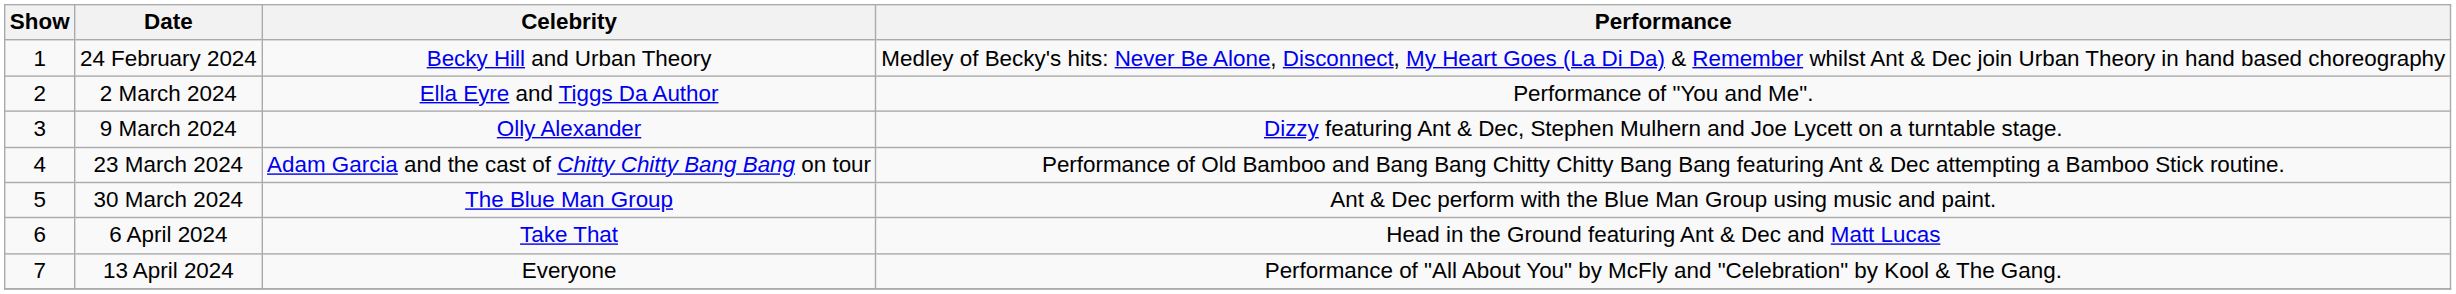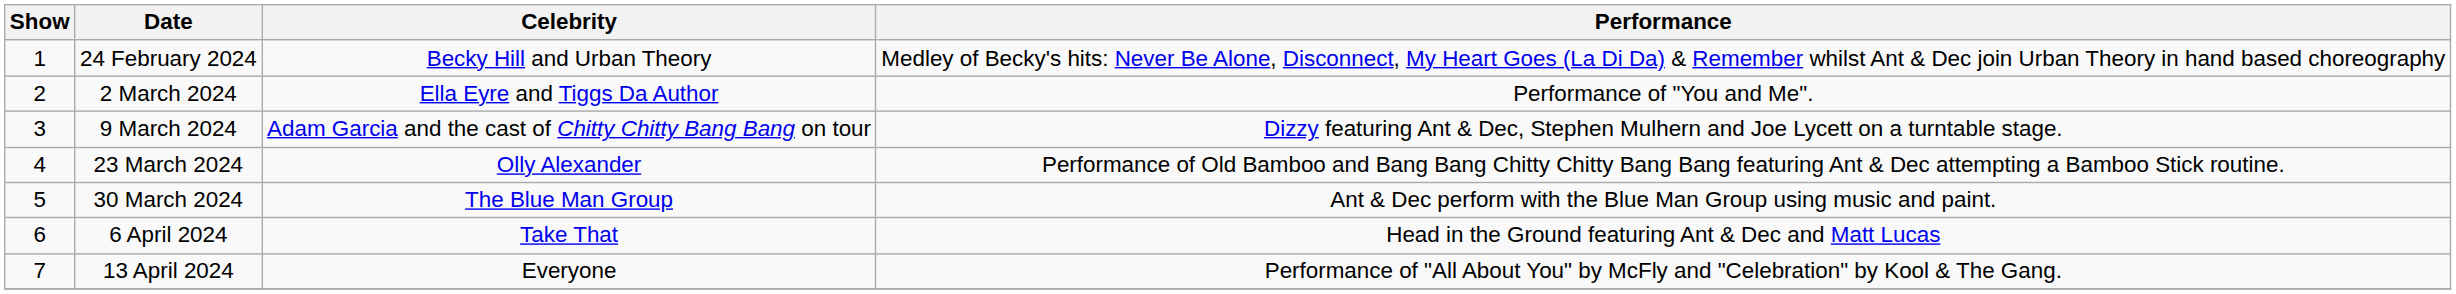(569, 128) Olly Alexander -> (569, 128) Adam Garcia and the cast of Chitty Chitty Bang Bang on tour
(569, 164) Adam Garcia and the cast of Chitty Chitty Bang Bang on tour -> (569, 164) Olly Alexander
